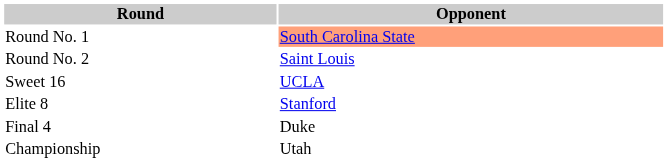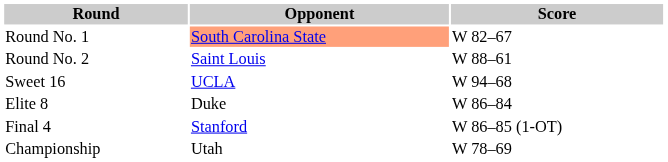+ column: (557, 14)
(308, 103) Stanford -> (209, 103) Duke
(297, 126) Duke -> (219, 126) Stanford
